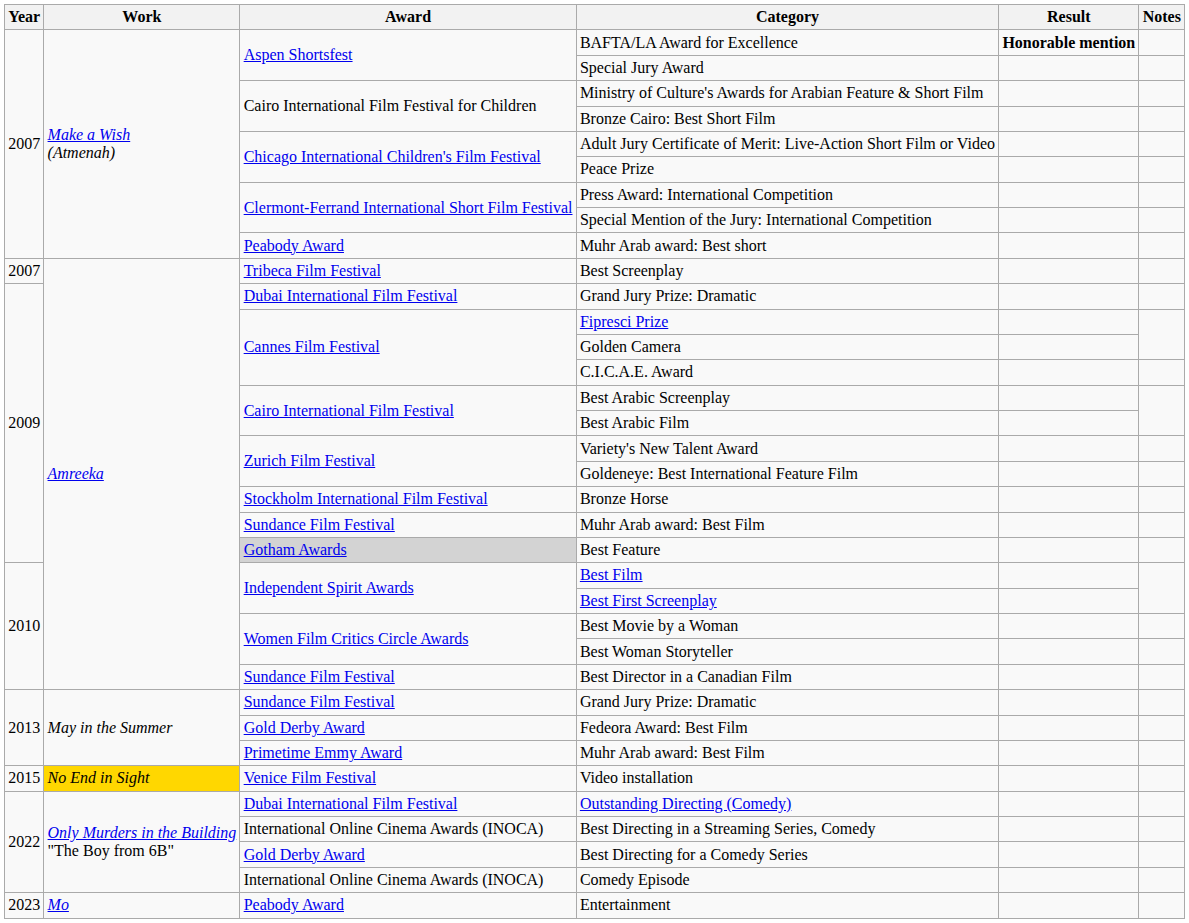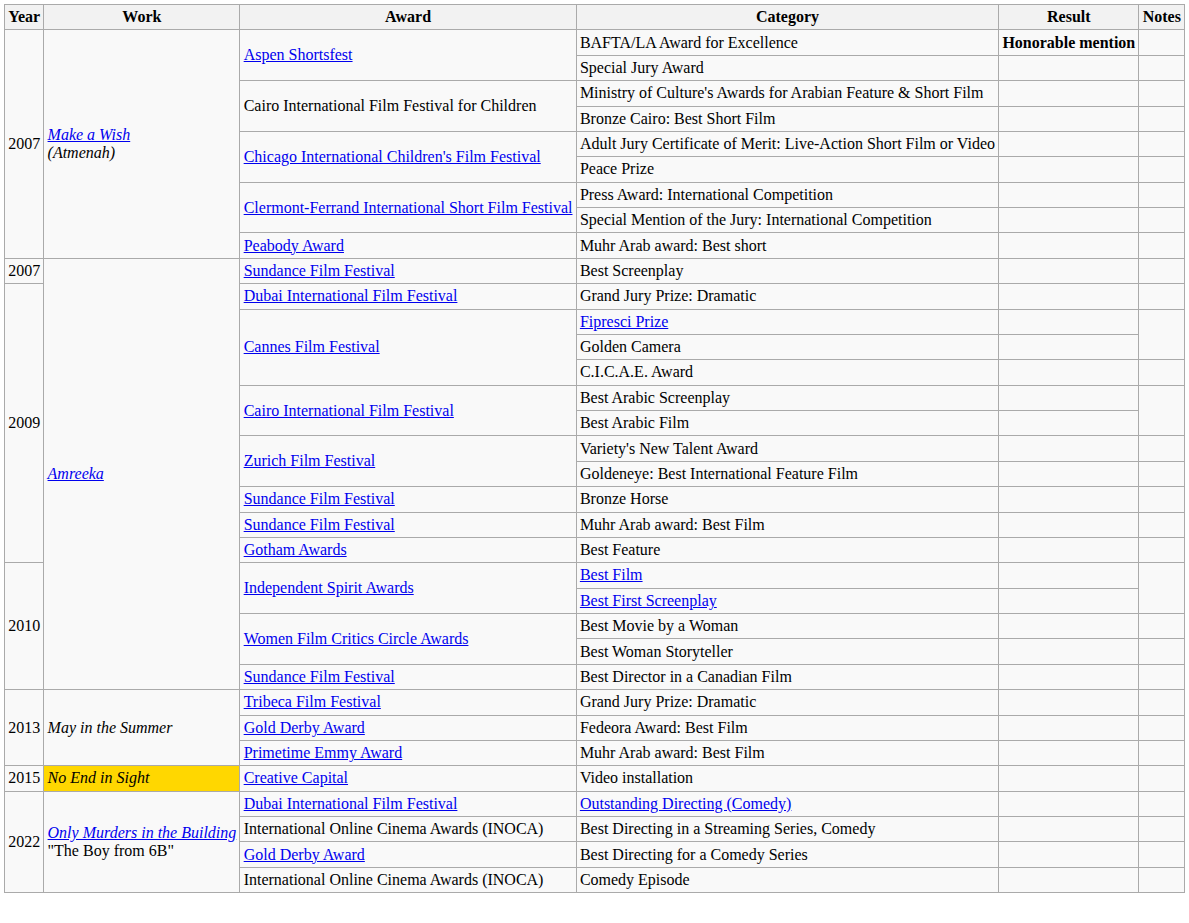(312, 270) Tribeca Film Festival -> (319, 270) Sundance Film Festival
(366, 499) Stockholm International Film Festival -> (319, 499) Sundance Film Festival
(295, 550) lightgrey background -> (295, 550) no background
(319, 702) Sundance Film Festival -> (312, 702) Tribeca Film Festival
(310, 778) Venice Film Festival -> (296, 778) Creative Capital
- row: (24, 905)
